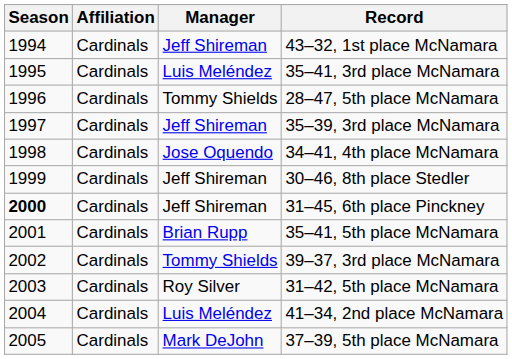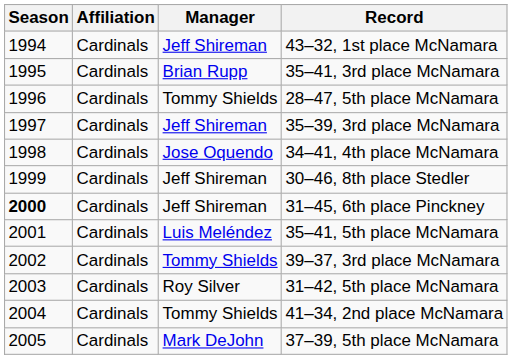(217, 71) Luis Meléndez -> (205, 71) Brian Rupp
(205, 233) Brian Rupp -> (217, 233) Luis Meléndez
(217, 313) Luis Meléndez -> (220, 313) Tommy Shields
